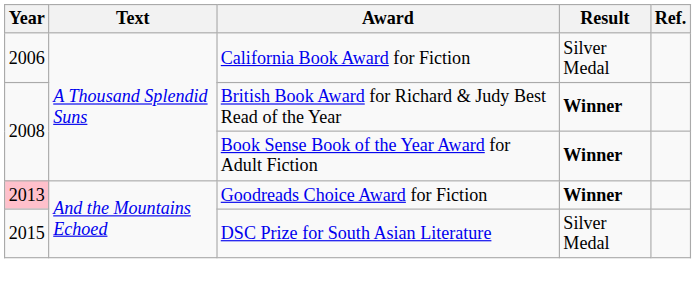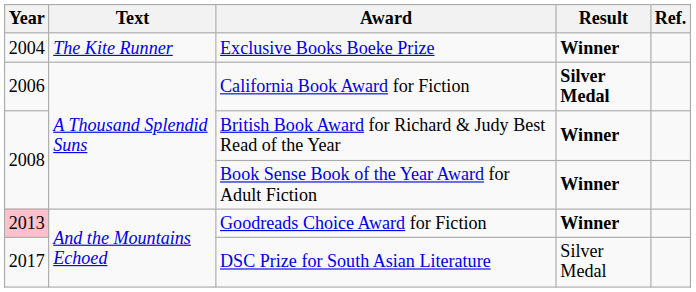+ row: (327, 47)
(586, 57) normal -> (585, 86) bold
(27, 233) 2015 -> (27, 262) 2017
